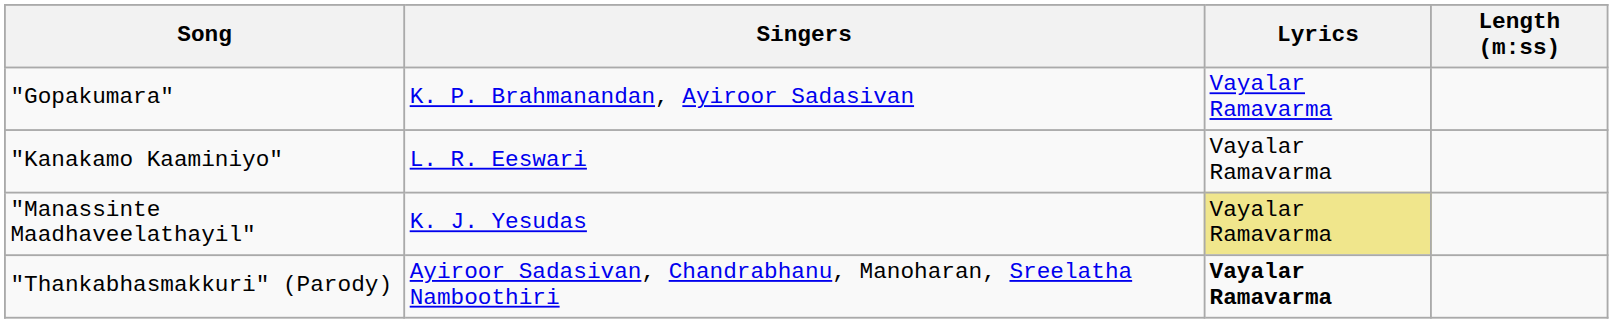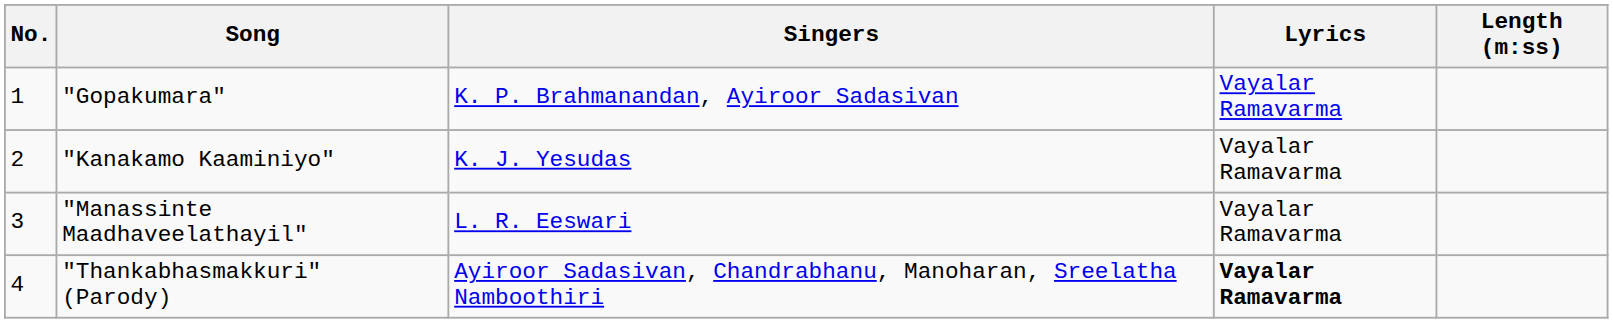+ column: (31, 36)
(498, 161) L. R. Eeswari -> (543, 161) K. J. Yesudas
(498, 224) K. J. Yesudas -> (543, 224) L. R. Eeswari
(1271, 224) khaki background -> (1281, 224) no background
